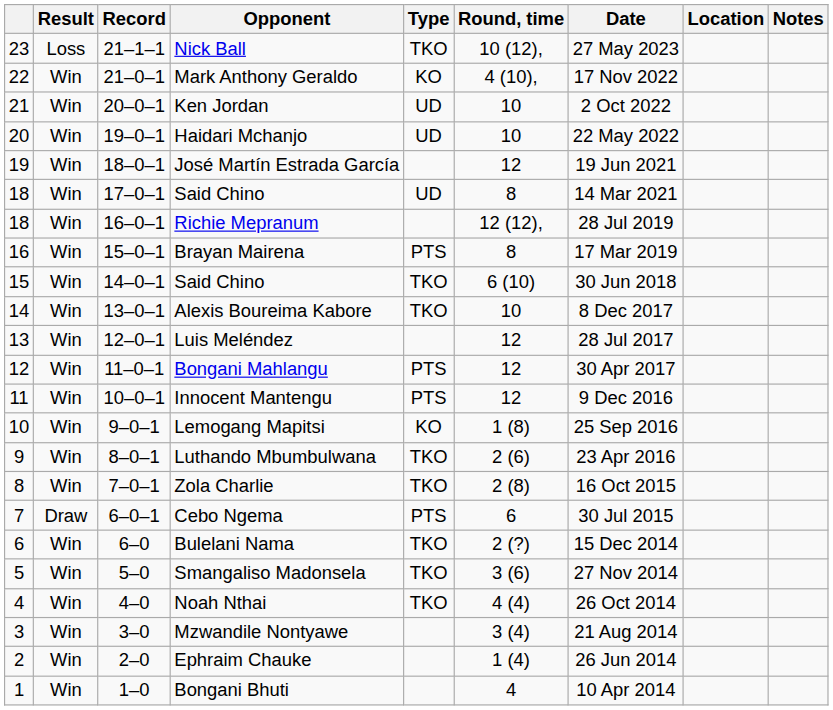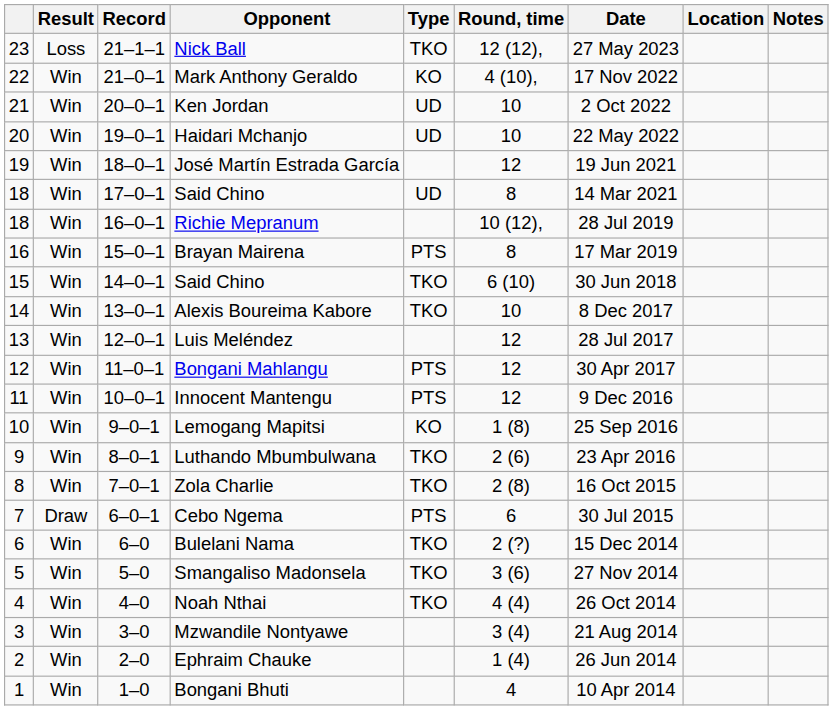(511, 48) 10 (12), -> (511, 48) 12 (12),
(511, 223) 12 (12), -> (511, 223) 10 (12),
